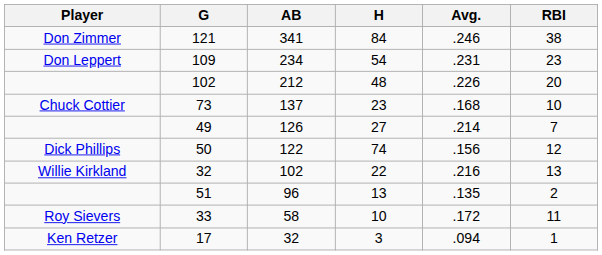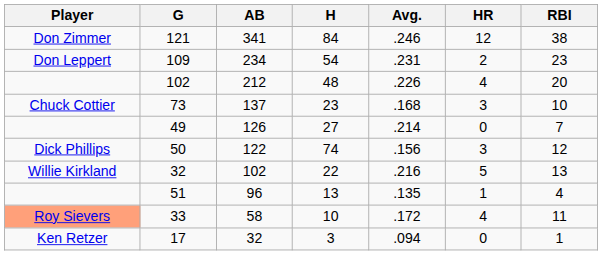+ column: (483, 15)
(554, 194) 2 -> (559, 194) 4
(82, 216) no background -> (72, 216) lightsalmon background
